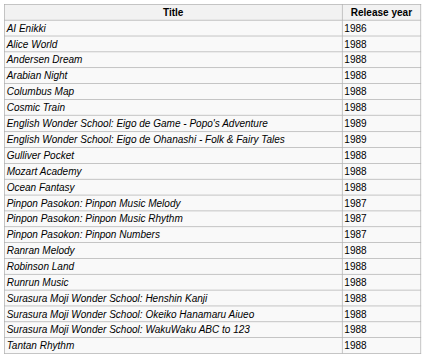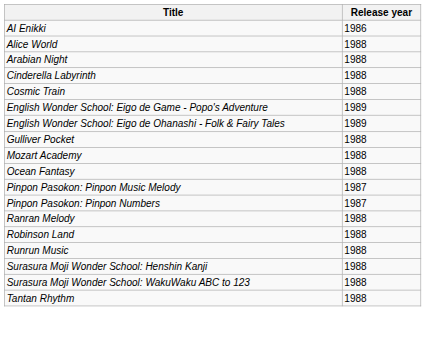- row: (45, 60)
+ row: (51, 76)
- row: (40, 92)
- row: (95, 219)
- row: (130, 314)
